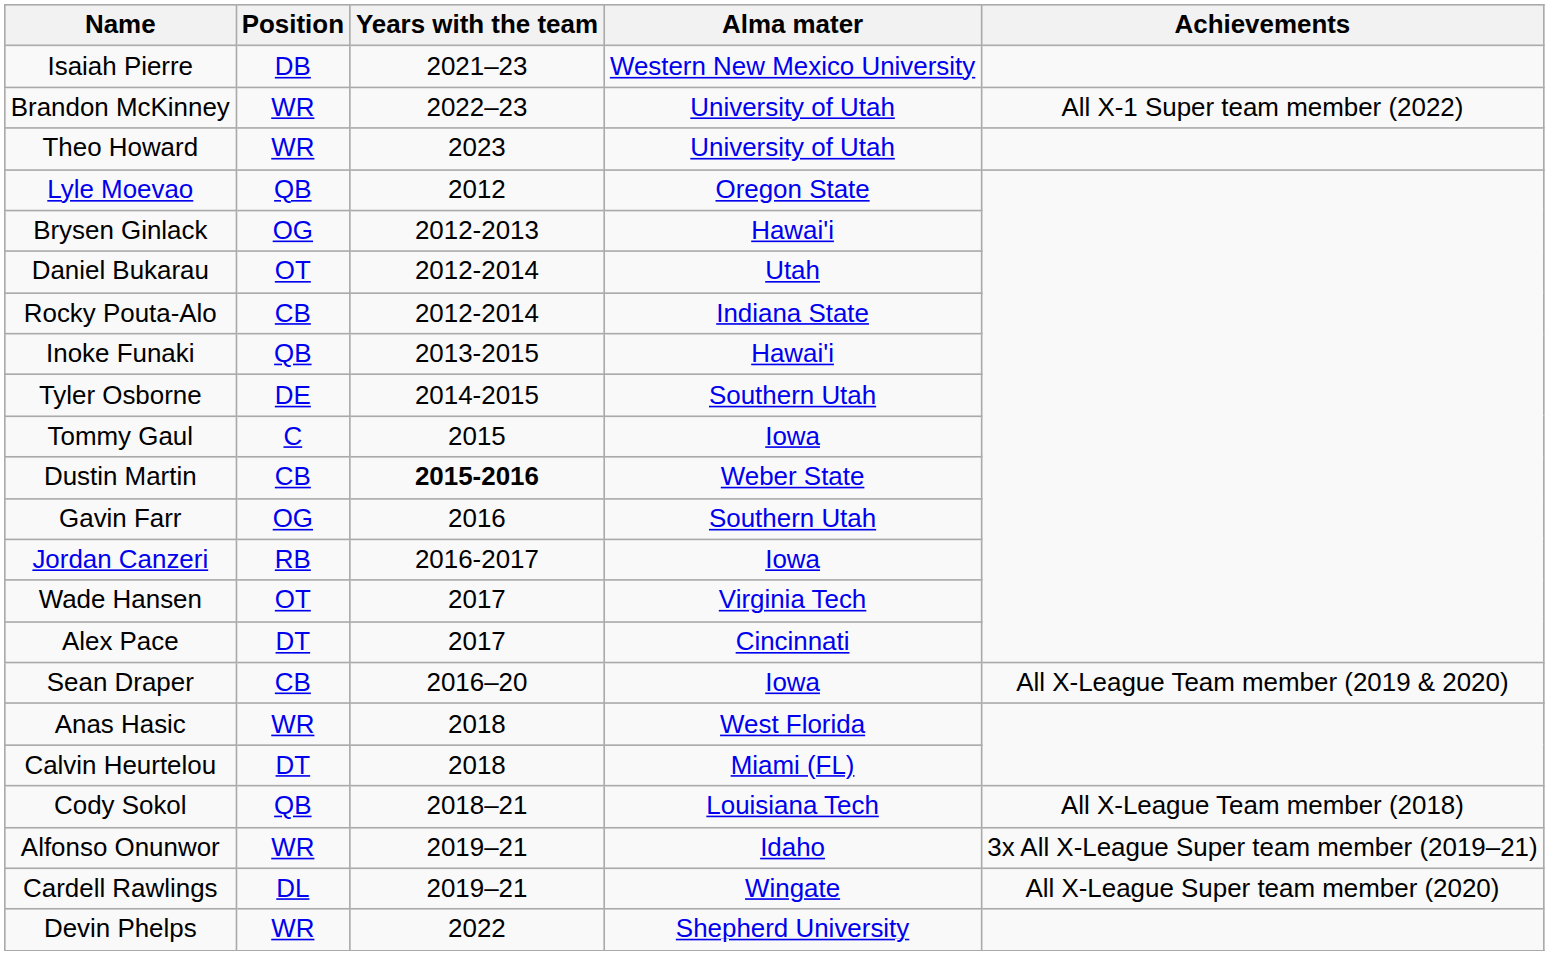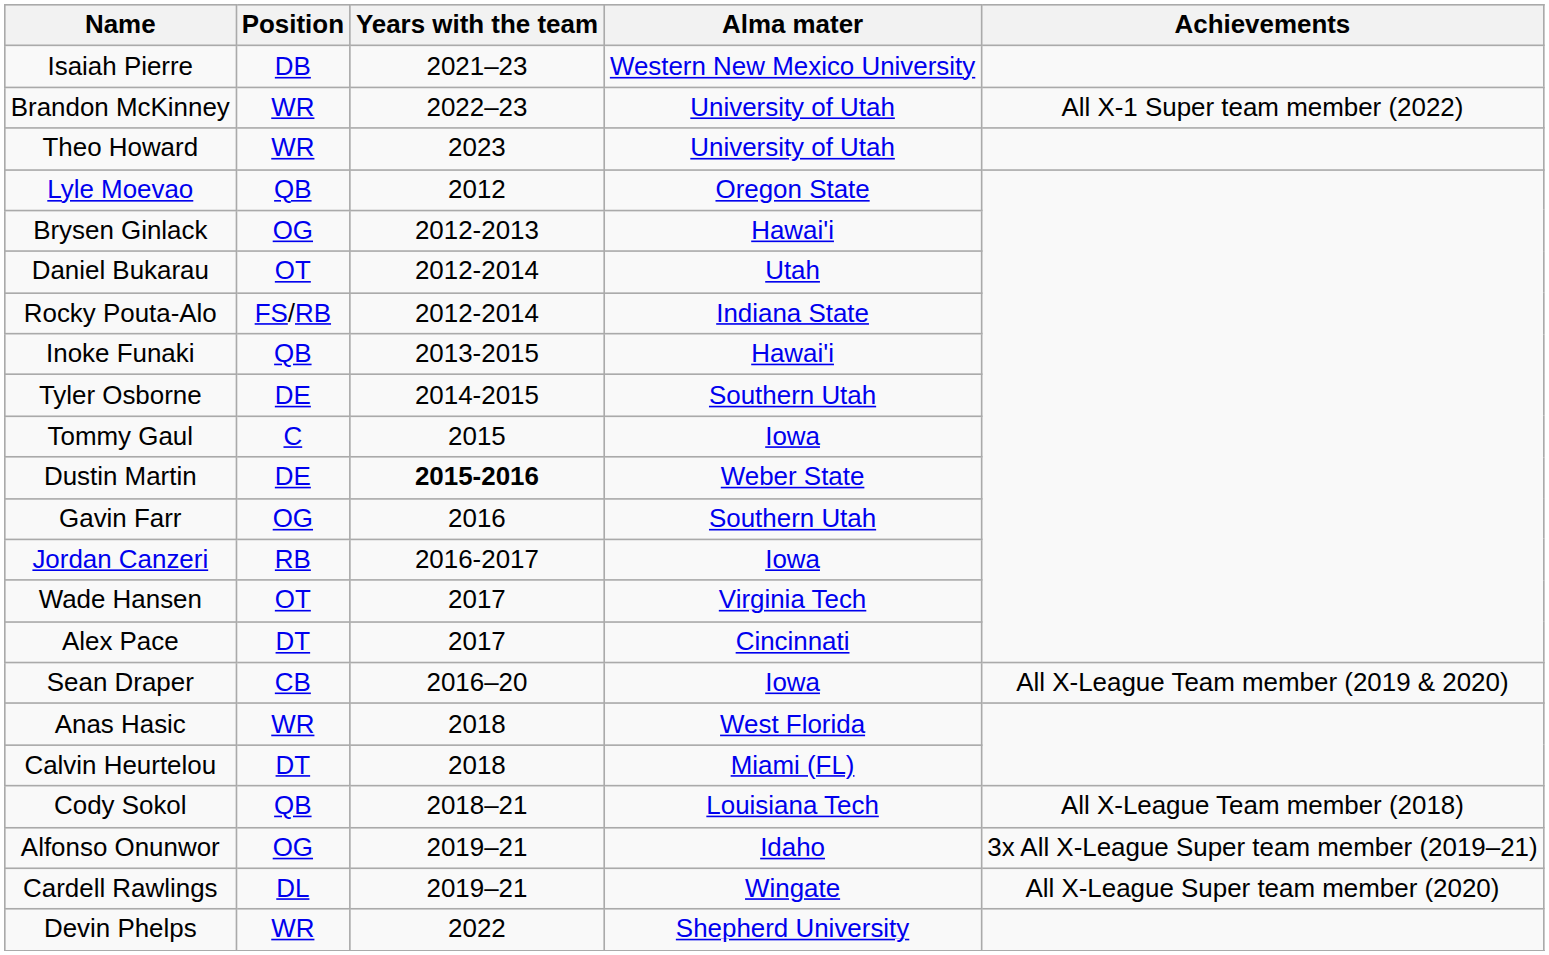(293, 312) CB -> (293, 312) FS/RB
(293, 477) CB -> (293, 477) DE
(293, 847) WR -> (293, 847) OG
